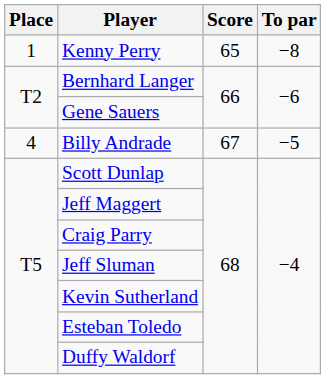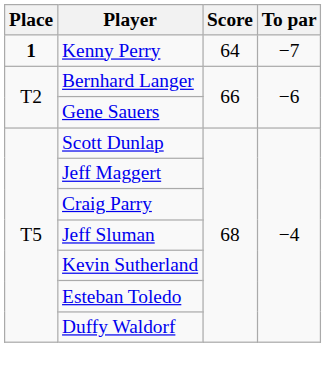(31, 50) normal -> (31, 50) bold
(230, 50) 65 -> (230, 50) 64
(289, 50) −8 -> (289, 50) −7
- row: (117, 142)
